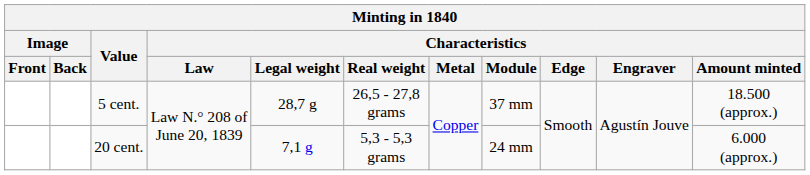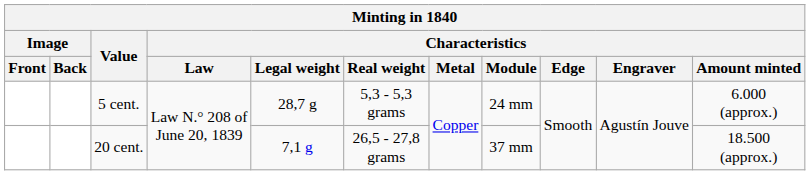(386, 103) 26,5 - 27,8 grams -> (386, 103) 5,3 - 5,3 grams
(511, 103) 37 mm -> (511, 103) 24 mm
(749, 103) 18.500 (approx.) -> (749, 103) 6.000 (approx.)
(386, 147) 5,3 - 5,3 grams -> (386, 147) 26,5 - 27,8 grams
(511, 147) 24 mm -> (511, 147) 37 mm
(749, 147) 6.000 (approx.) -> (749, 147) 18.500 (approx.)
